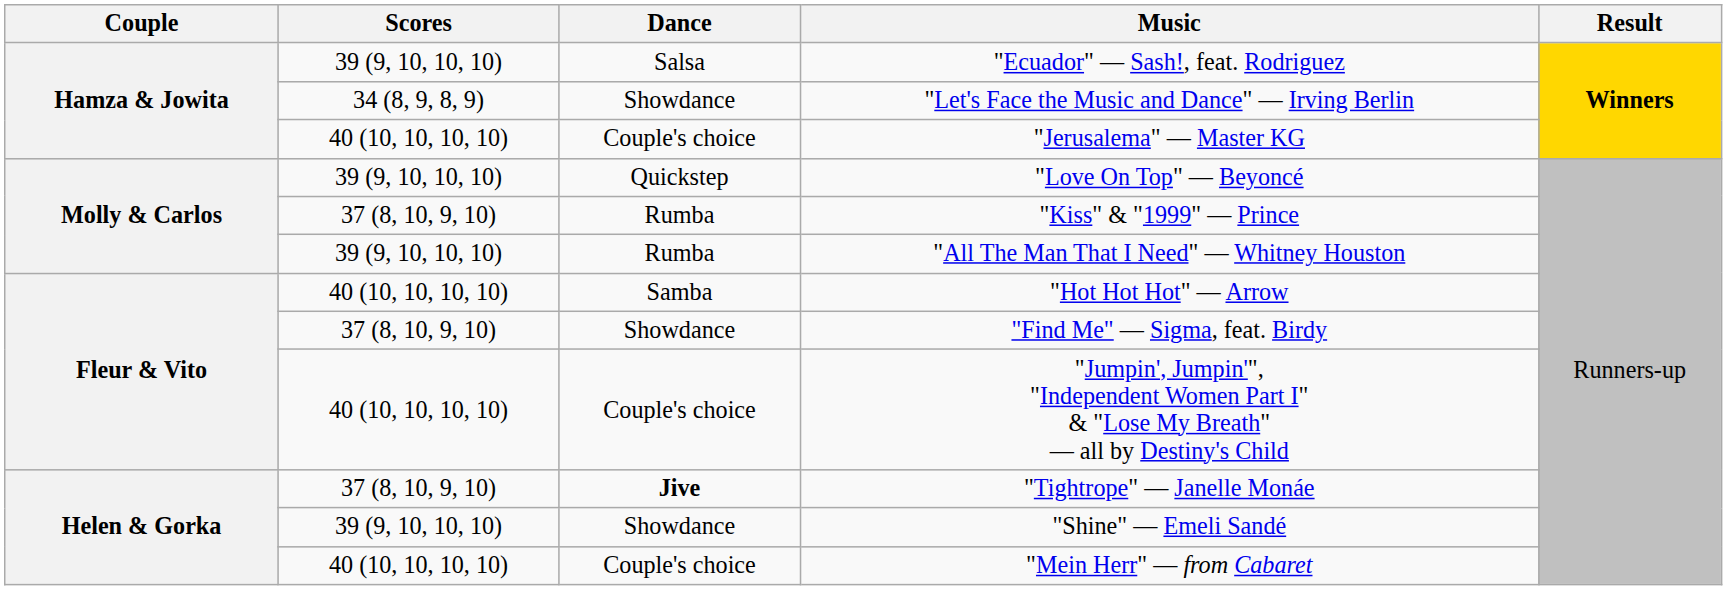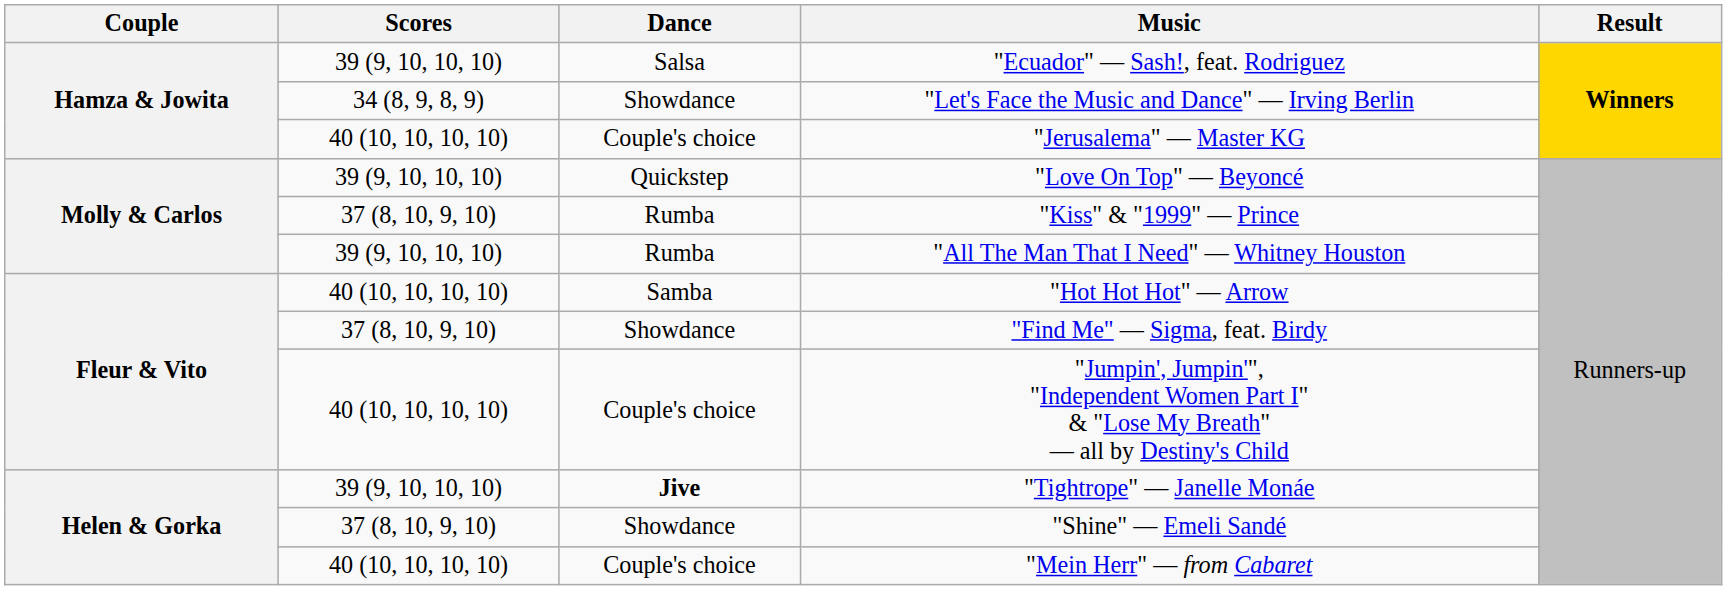(419, 488) 37 (8, 10, 9, 10) -> (419, 488) 39 (9, 10, 10, 10)
(419, 526) 39 (9, 10, 10, 10) -> (419, 526) 37 (8, 10, 9, 10)
